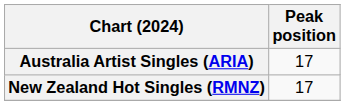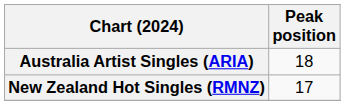(304, 61) 17 -> (304, 61) 18
